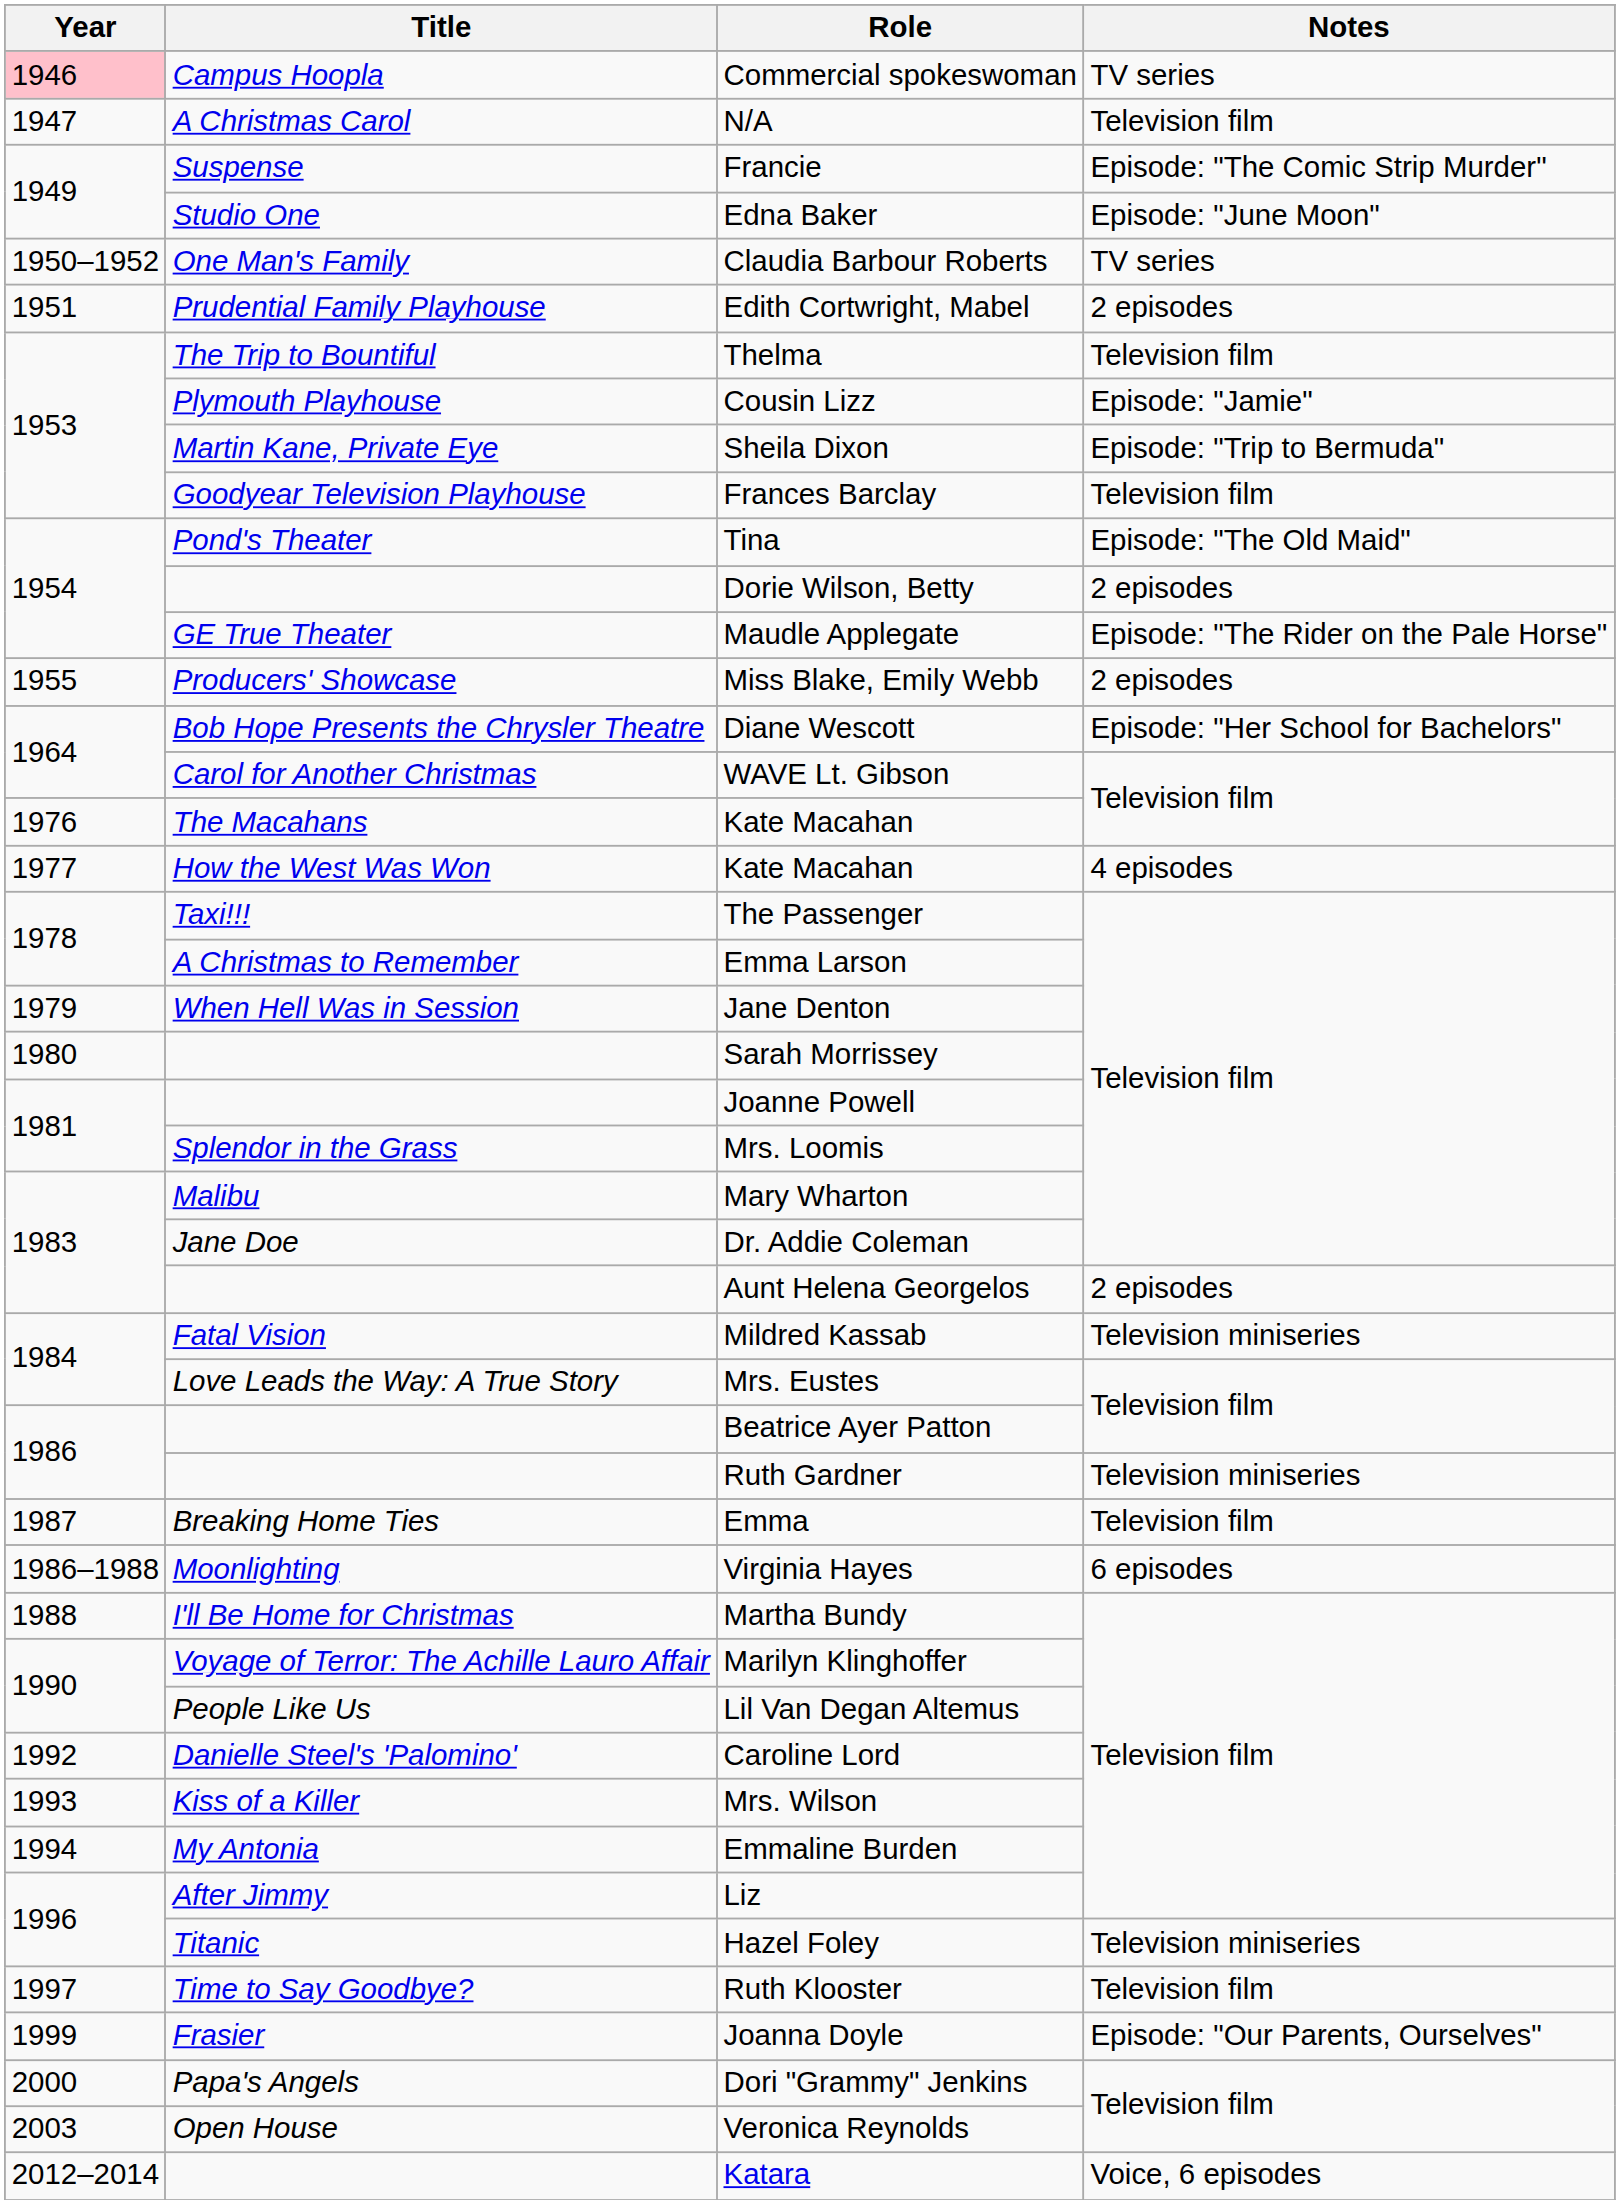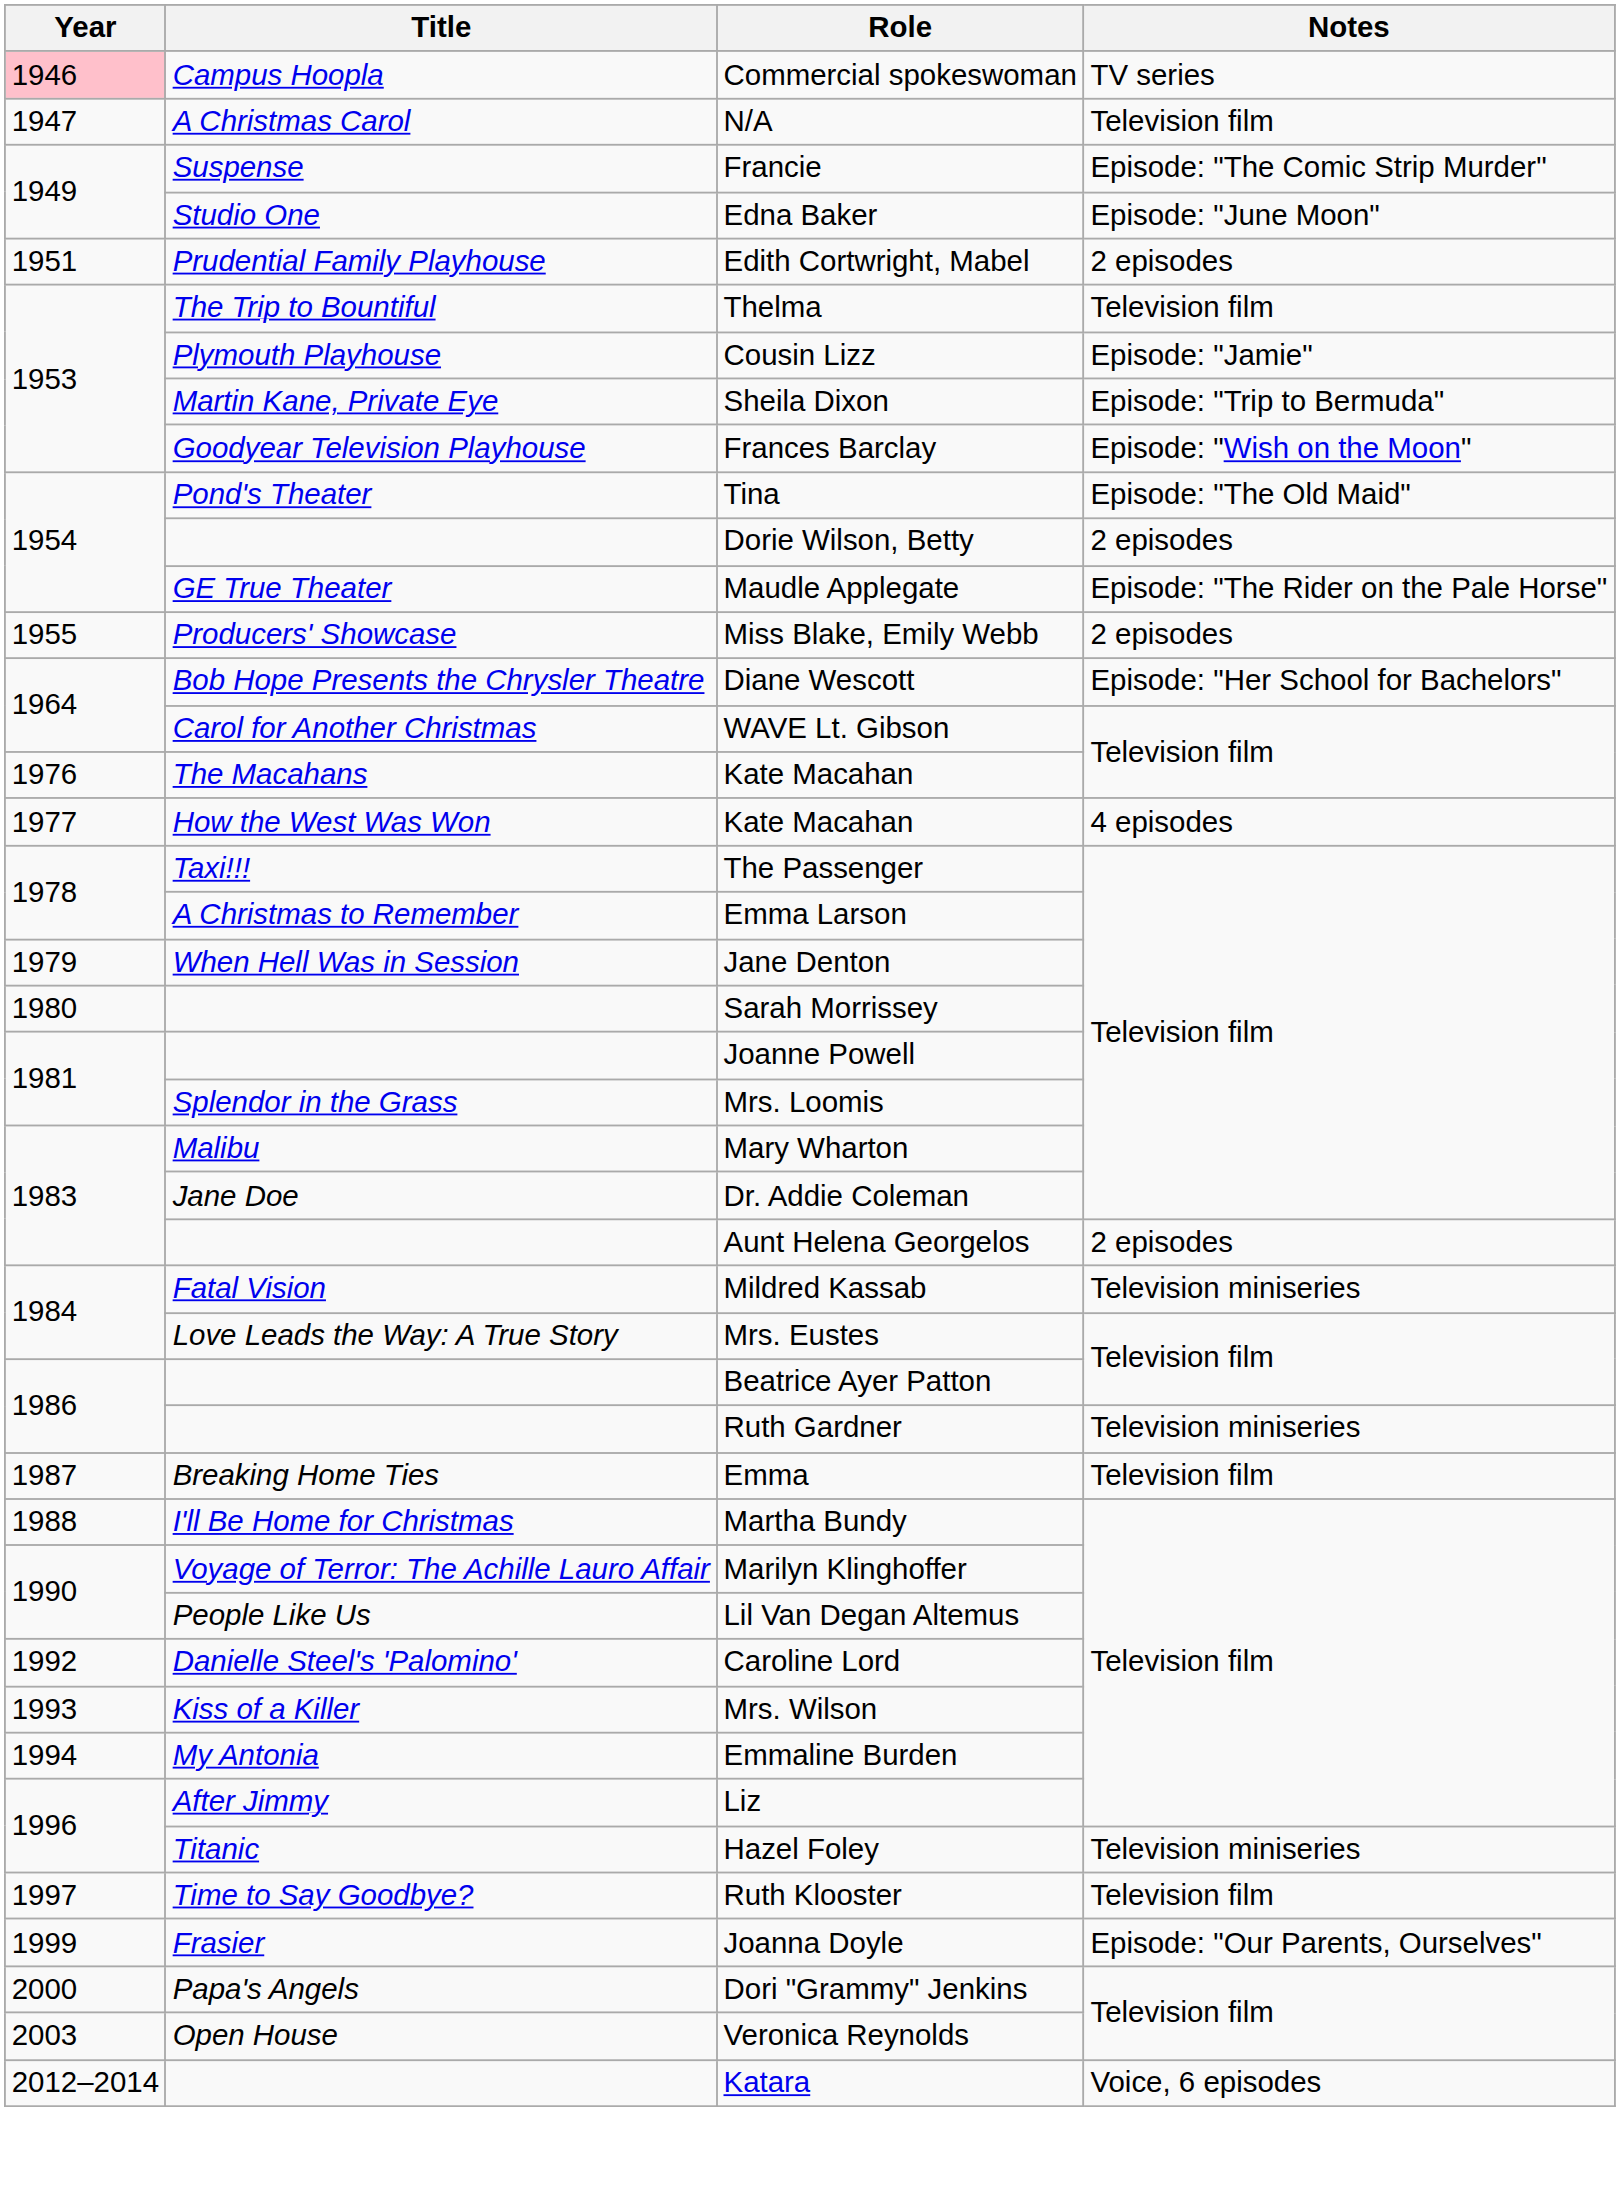- row: (291, 261)
(1182, 494) Television film -> (1281, 448) Episode: "Wish on the Moon"
- row: (256, 1568)
